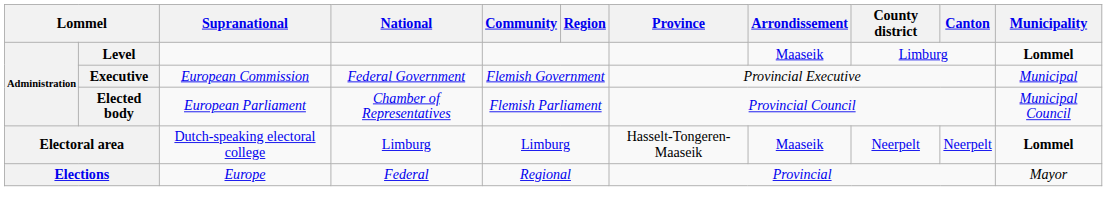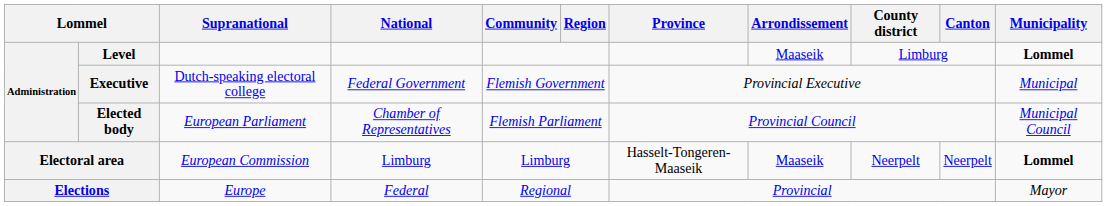(245, 76) European Commission -> (245, 84) Dutch-speaking electoral college
(245, 144) Dutch-speaking electoral college -> (245, 160) European Commission
